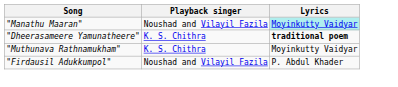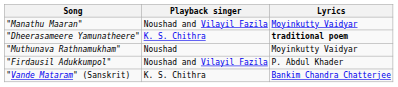(315, 24) paleturquoise background -> (315, 24) no background
(175, 50) K. S. Chithra -> (160, 50) Noushad
+ row: (68, 75)
